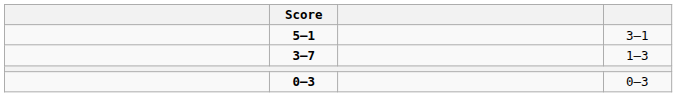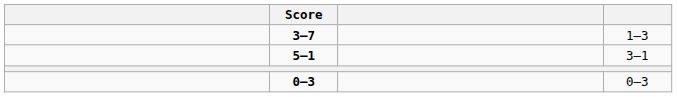rows swapped: (304, 55) <-> (304, 35)
